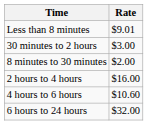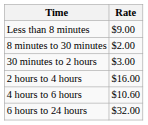(123, 29) $9.01 -> (123, 29) $9.00
rows swapped: (57, 62) <-> (52, 45)
